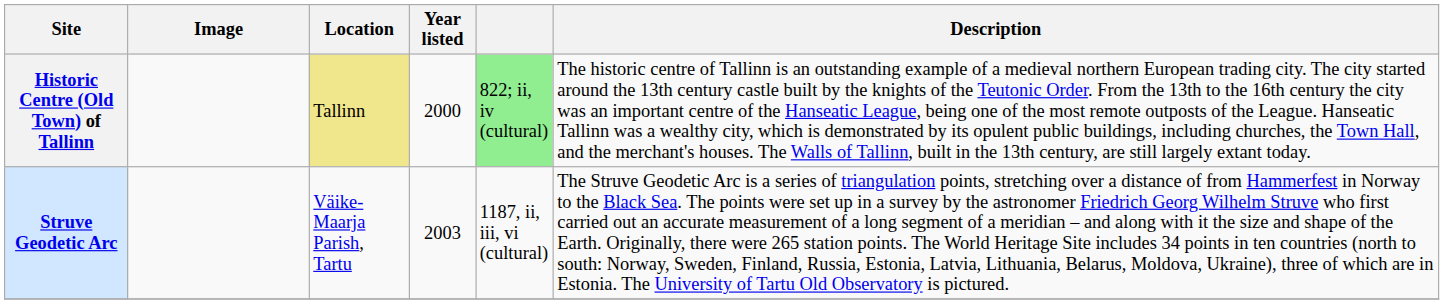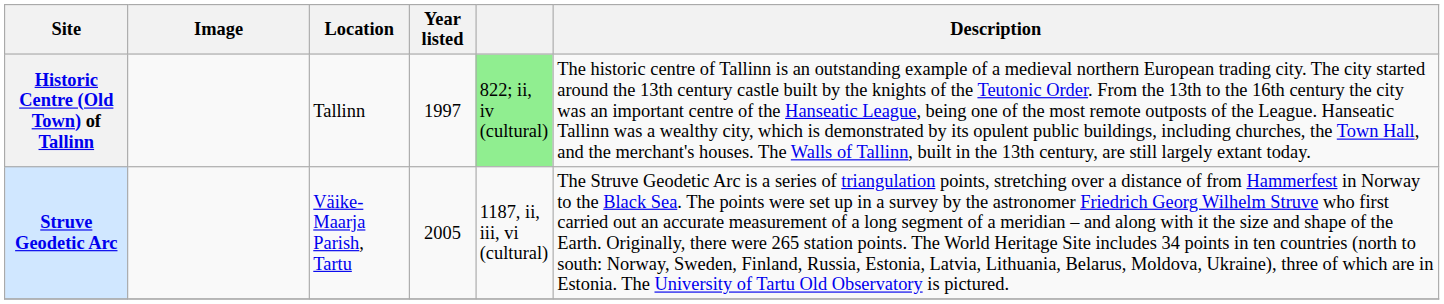(339, 110) khaki background -> (339, 110) no background
(443, 110) 2000 -> (443, 110) 1997
(443, 232) 2003 -> (443, 232) 2005
